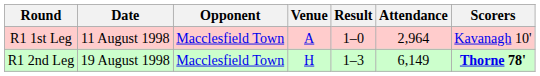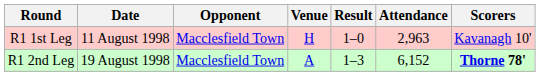(309, 37) A -> (309, 37) H
(413, 37) 2,964 -> (413, 37) 2,963
(309, 60) H -> (309, 60) A
(413, 60) 6,149 -> (413, 60) 6,152
